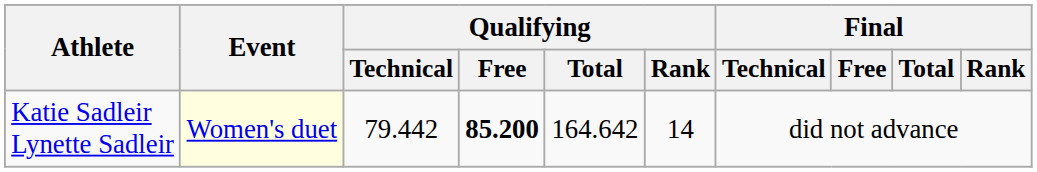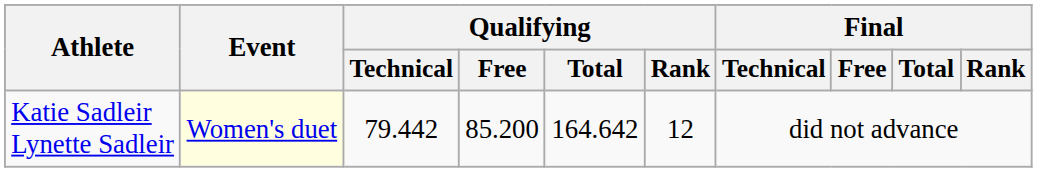(502, 128) bold -> (502, 128) normal
(680, 128) 14 -> (680, 128) 12
